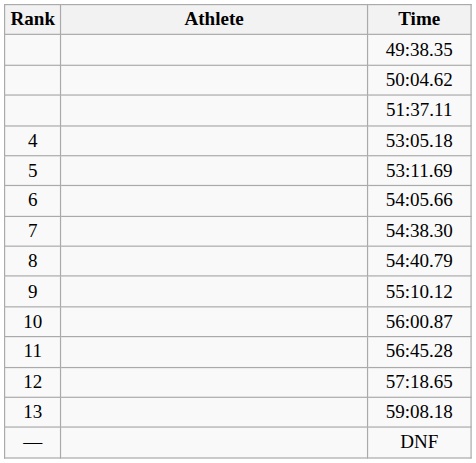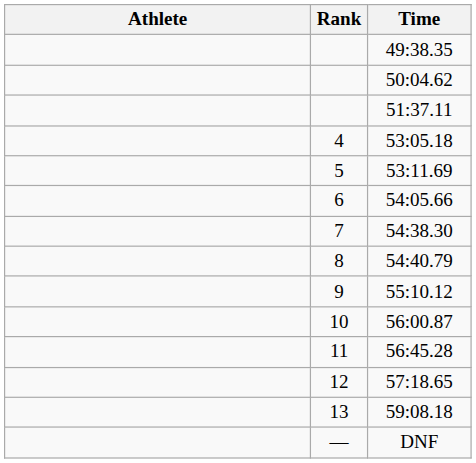columns swapped: (33, 19) <-> (214, 19)
